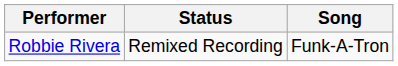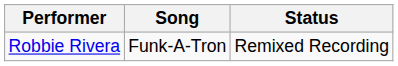columns swapped: (340, 18) <-> (206, 18)
